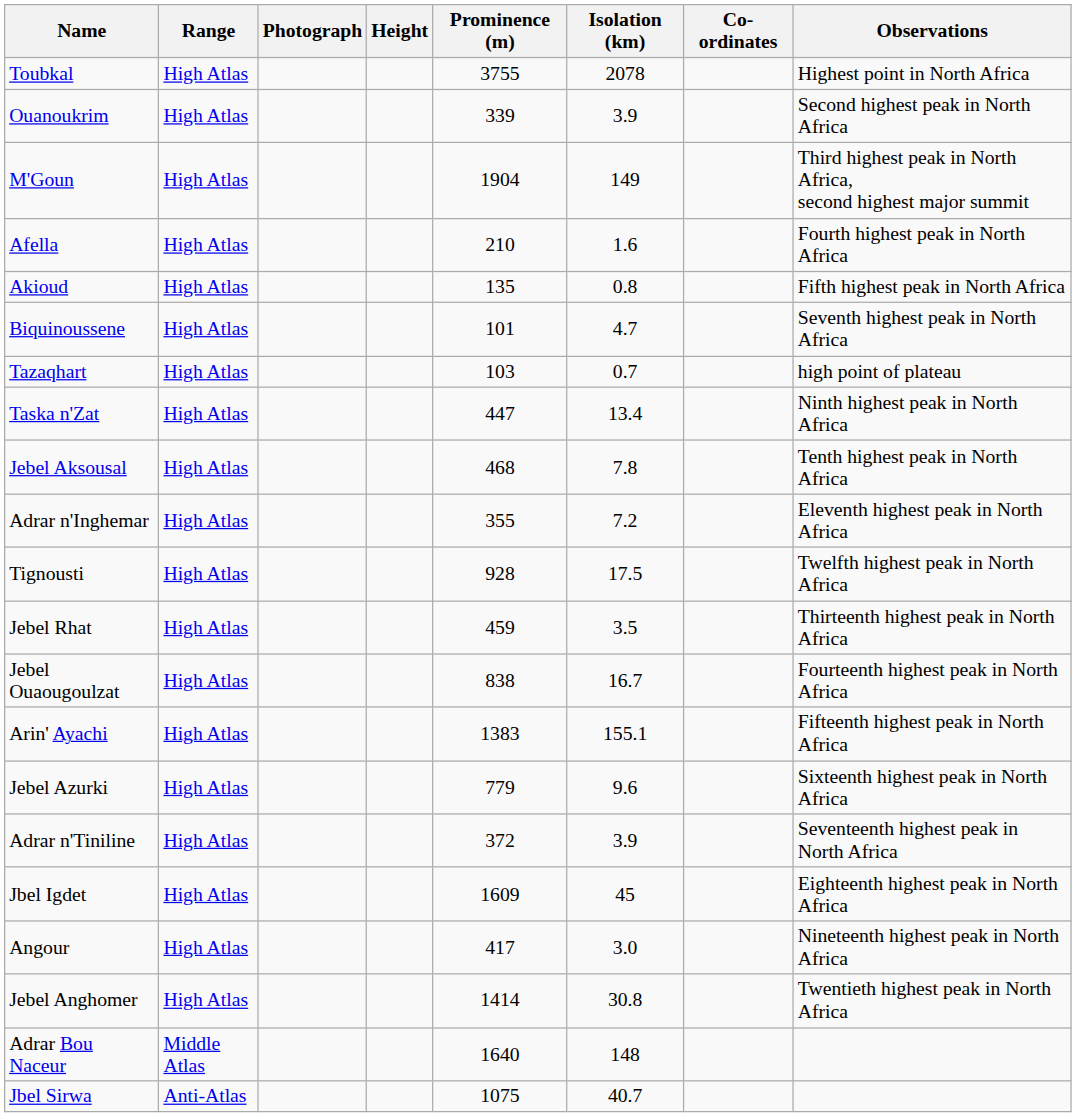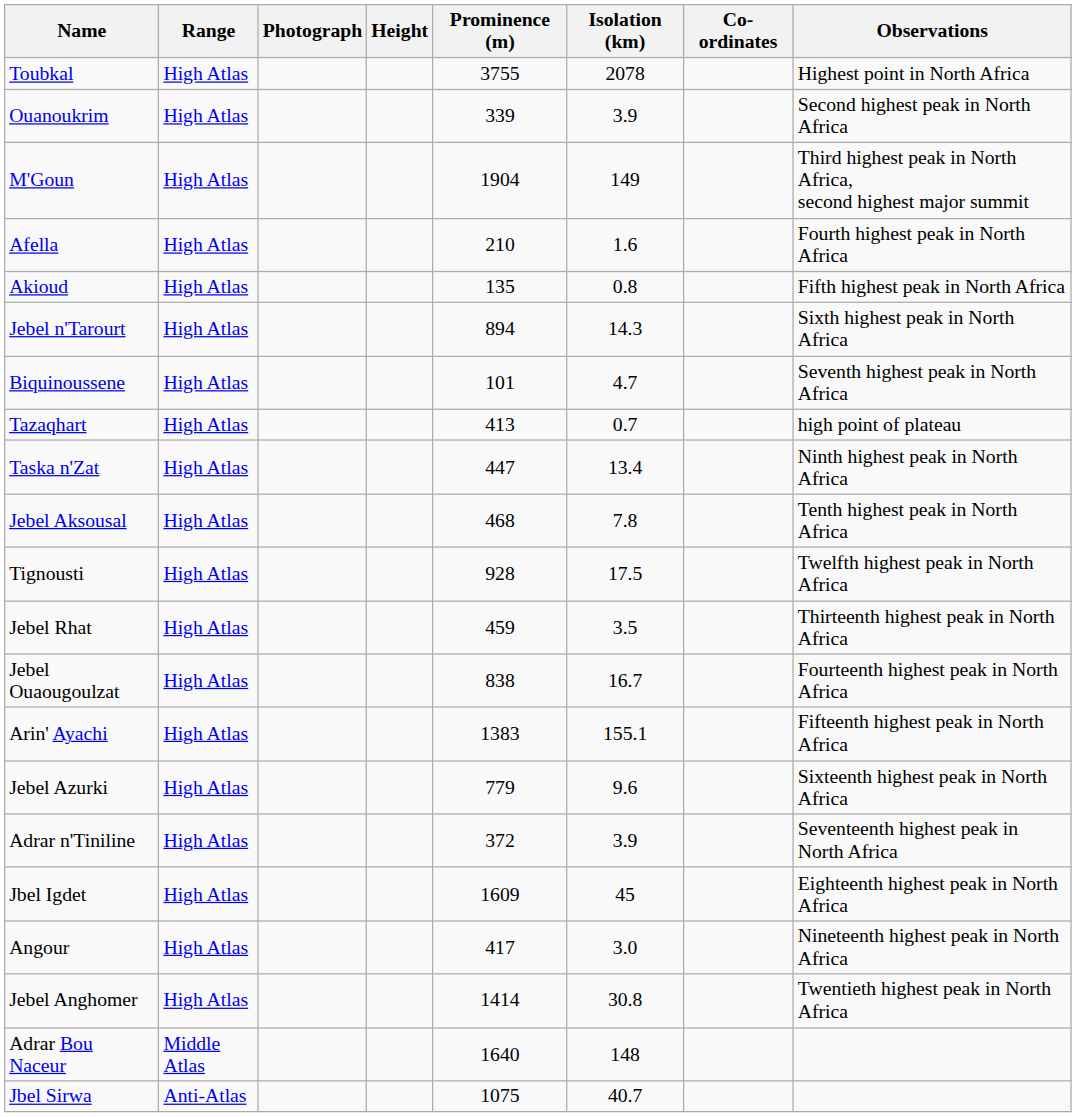+ row: (67, 329)
(500, 371) 103 -> (500, 424) 413
- row: (79, 520)
